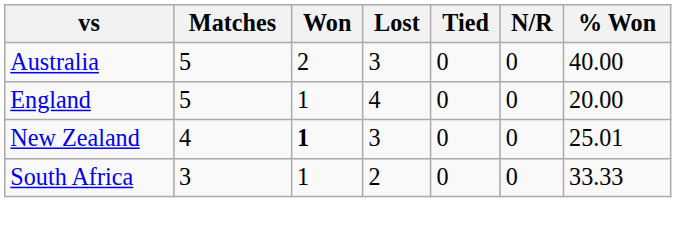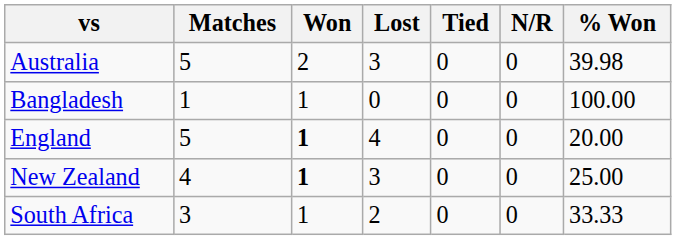(596, 61) 40.00 -> (596, 61) 39.98
+ row: (67, 100)
(303, 100) normal -> (303, 138) bold
(596, 138) 25.01 -> (596, 176) 25.00
